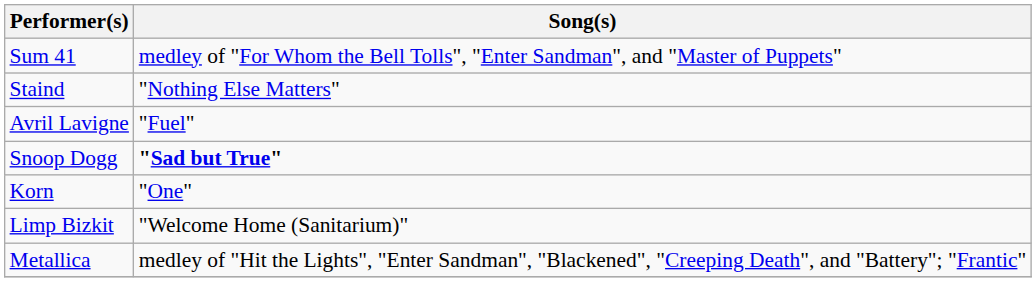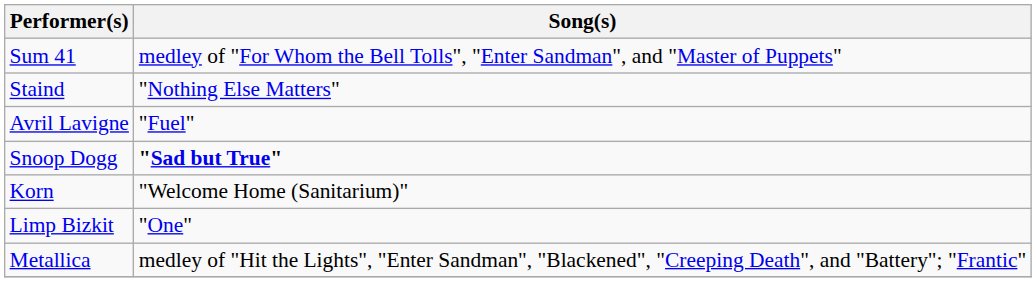(165, 191) "One" -> (273, 191) "Welcome Home (Sanitarium)"
(273, 225) "Welcome Home (Sanitarium)" -> (165, 225) "One"
